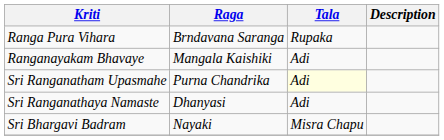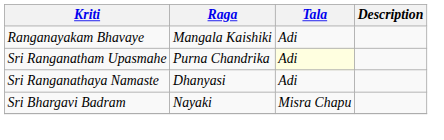- row: (61, 37)
